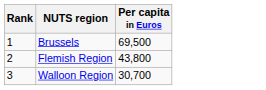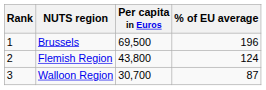+ column: (216, 19)
